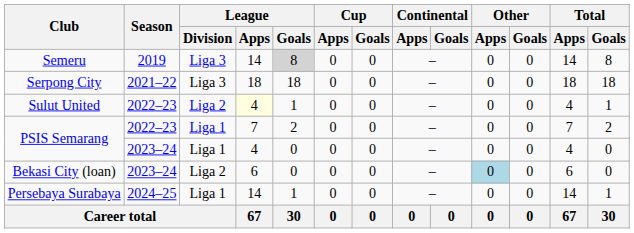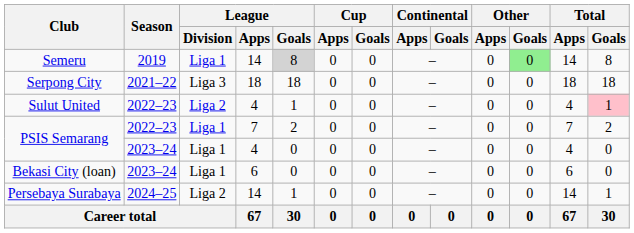(208, 60) Liga 3 -> (208, 60) Liga 1
(530, 60) no background -> (530, 60) lightgreen background
(254, 104) lightyellow background -> (254, 104) no background
(609, 104) no background -> (609, 104) pink background
(208, 171) Liga 2 -> (208, 171) Liga 1
(491, 171) lightblue background -> (491, 171) no background
(208, 194) Liga 1 -> (208, 194) Liga 2
